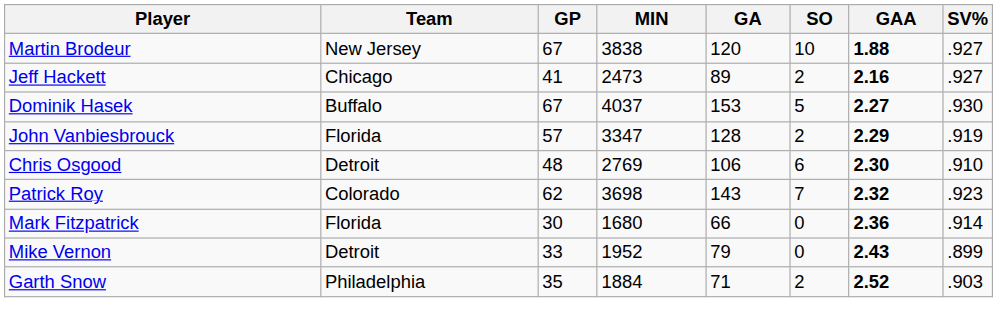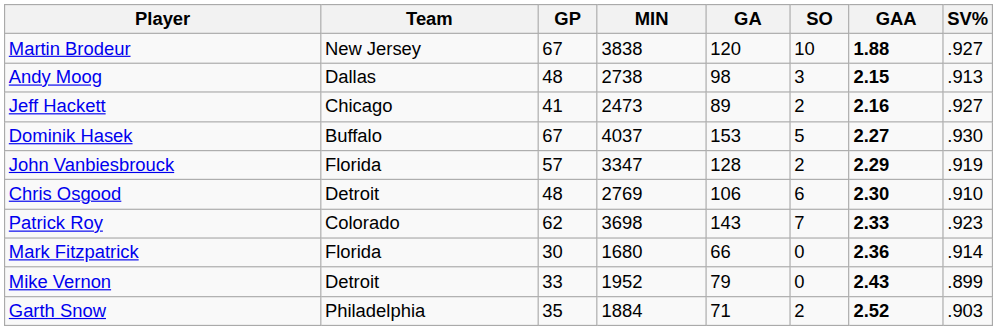+ row: (55, 77)
(871, 194) 2.32 -> (871, 223) 2.33
